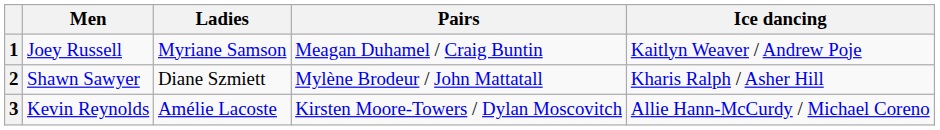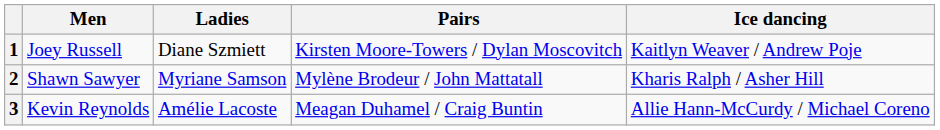(222, 49) Myriane Samson -> (212, 49) Diane Szmiett
(419, 49) Meagan Duhamel / Craig Buntin -> (459, 49) Kirsten Moore-Towers / Dylan Moscovitch
(212, 79) Diane Szmiett -> (222, 79) Myriane Samson
(459, 109) Kirsten Moore-Towers / Dylan Moscovitch -> (419, 109) Meagan Duhamel / Craig Buntin
